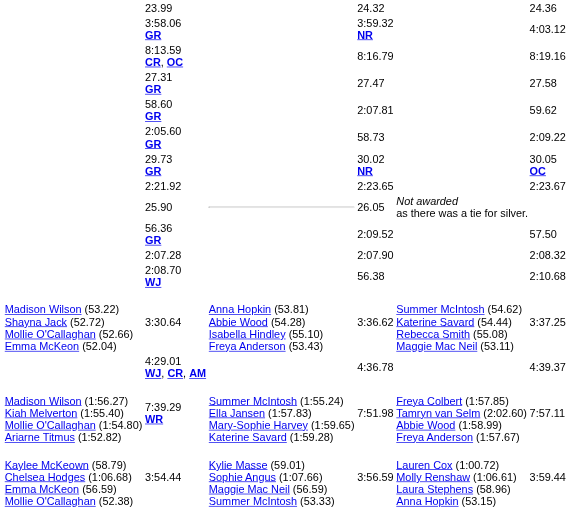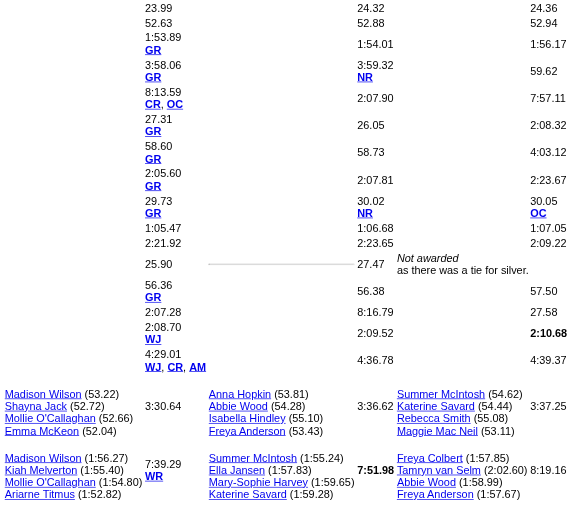+ row: (159, 23)
+ row: (163, 44)
(548, 29) 4:03.12 -> (544, 71) 59.62
(375, 56) 8:16.79 -> (375, 98) 2:07.90
(548, 56) 8:19.16 -> (548, 98) 7:57.11
(371, 83) 27.47 -> (371, 125) 26.05
(543, 83) 27.58 -> (548, 125) 2:08.32
(375, 110) 2:07.81 -> (371, 153) 58.73
(543, 110) 59.62 -> (548, 153) 4:03.12
(371, 138) 58.73 -> (375, 180) 2:07.81
(548, 138) 2:09.22 -> (548, 180) 2:23.67
+ row: (163, 228)
(548, 186) 2:23.67 -> (548, 243) 2:09.22
(371, 207) 26.05 -> (371, 264) 27.47
(375, 234) 2:09.52 -> (371, 291) 56.38
(375, 255) 2:07.90 -> (375, 312) 8:16.79
(548, 255) 2:08.32 -> (544, 312) 27.58
(371, 276) 56.38 -> (375, 334) 2:09.52
(548, 276) normal -> (549, 334) bold
rows swapped: (176, 368) <-> (163, 322)
(375, 413) normal -> (376, 470) bold
(547, 413) 7:57.11 -> (548, 470) 8:19.16
- row: (163, 477)
